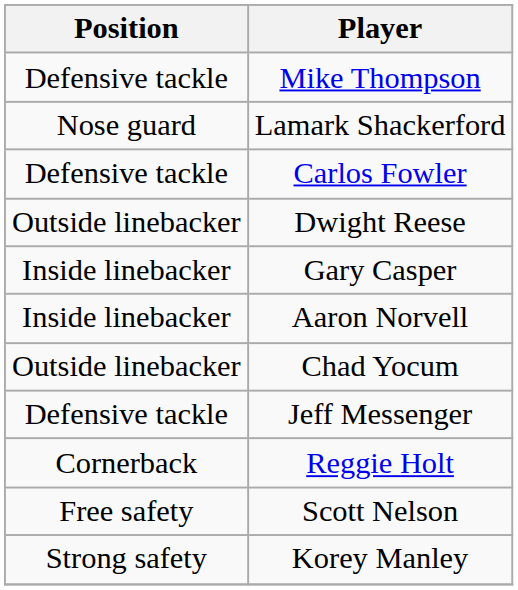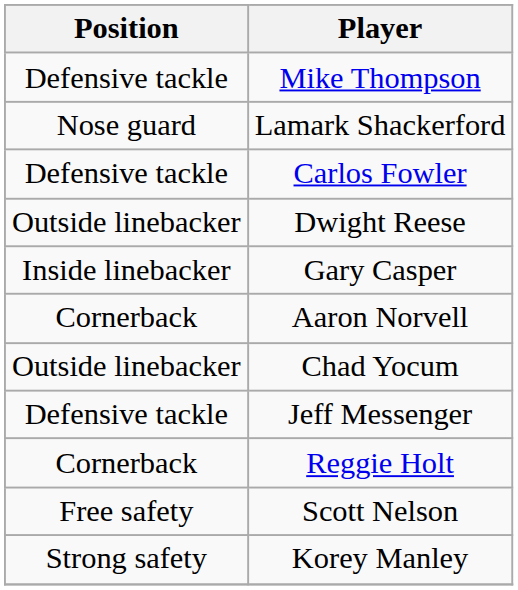(126, 317) Inside linebacker -> (126, 317) Cornerback
